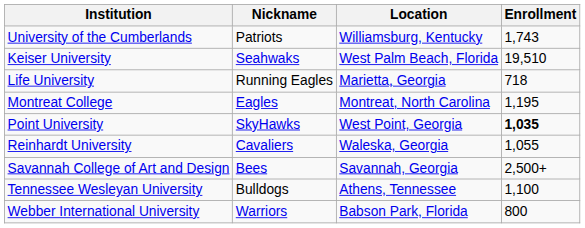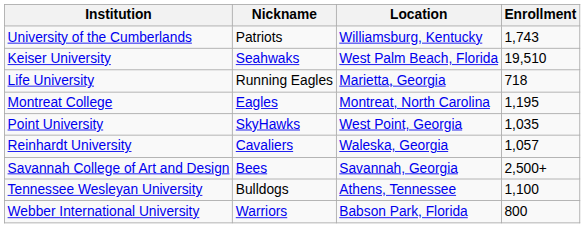(522, 124) bold -> (522, 124) normal
(522, 146) 1,055 -> (522, 146) 1,057
